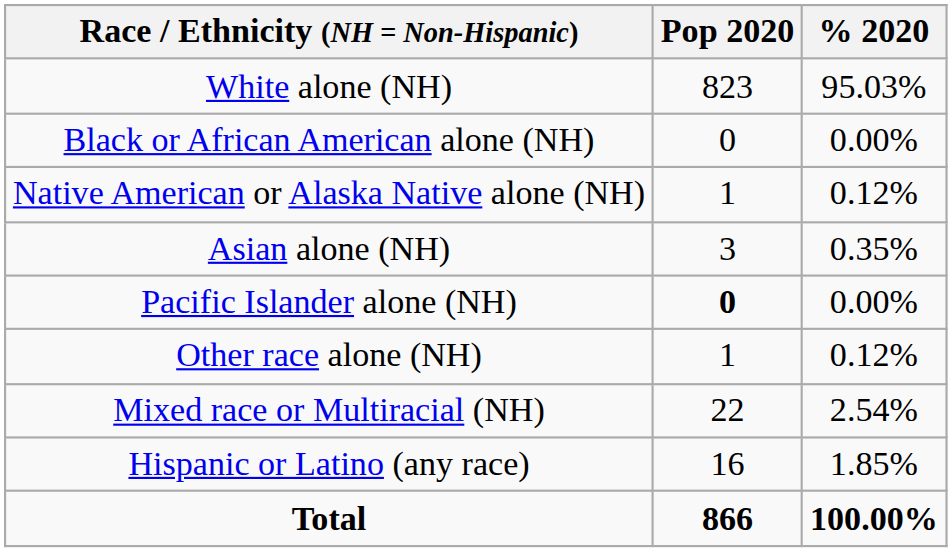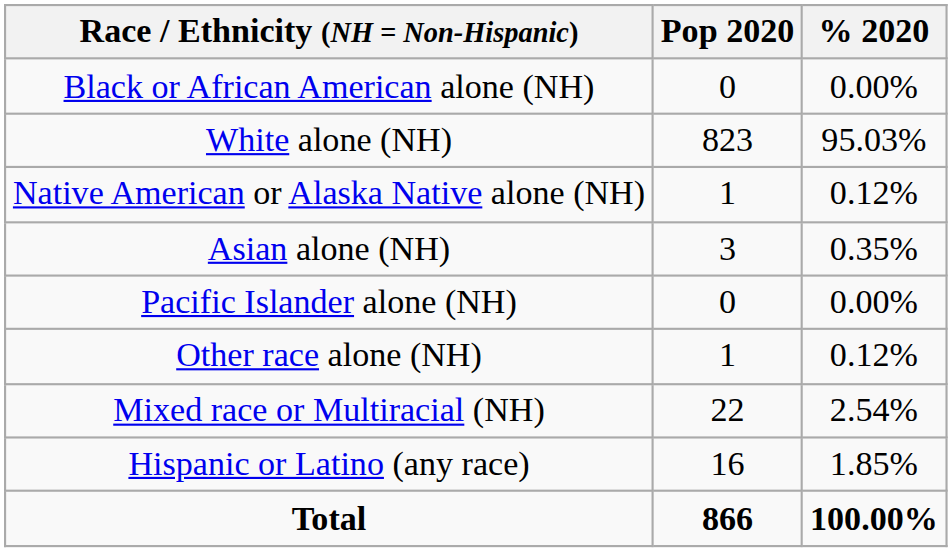rows swapped: (329, 85) <-> (329, 139)
(728, 301) bold -> (728, 301) normal
